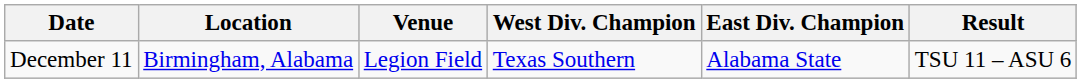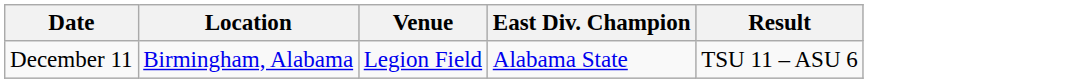- column: (594, 22)
